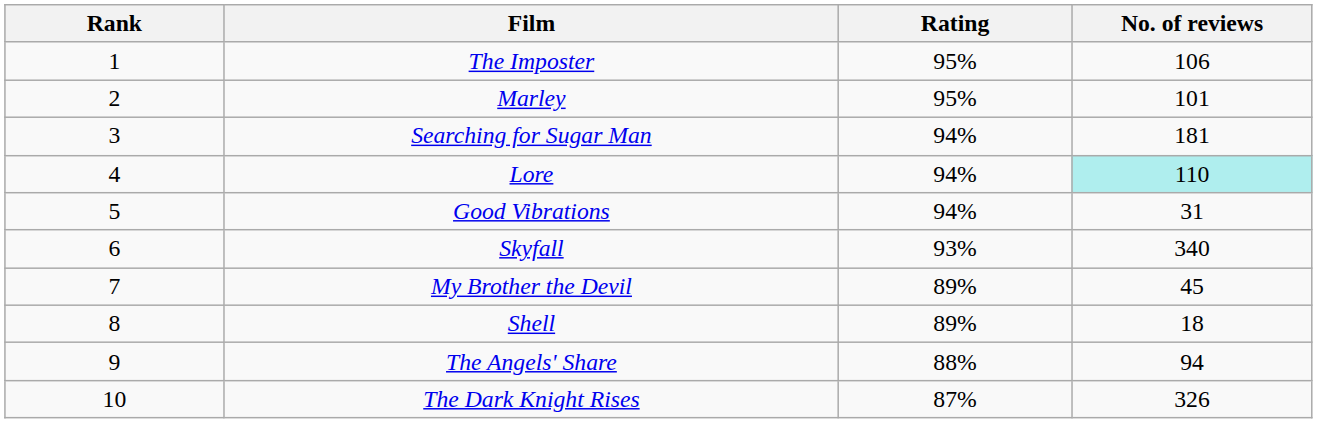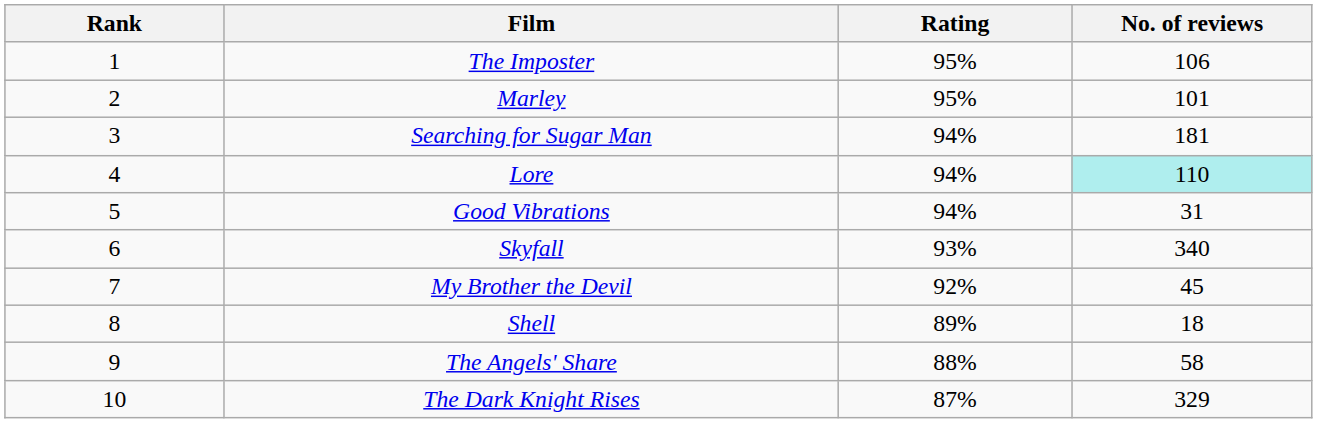(955, 286) 89% -> (955, 286) 92%
(1192, 361) 94 -> (1192, 361) 58
(1192, 398) 326 -> (1192, 398) 329
